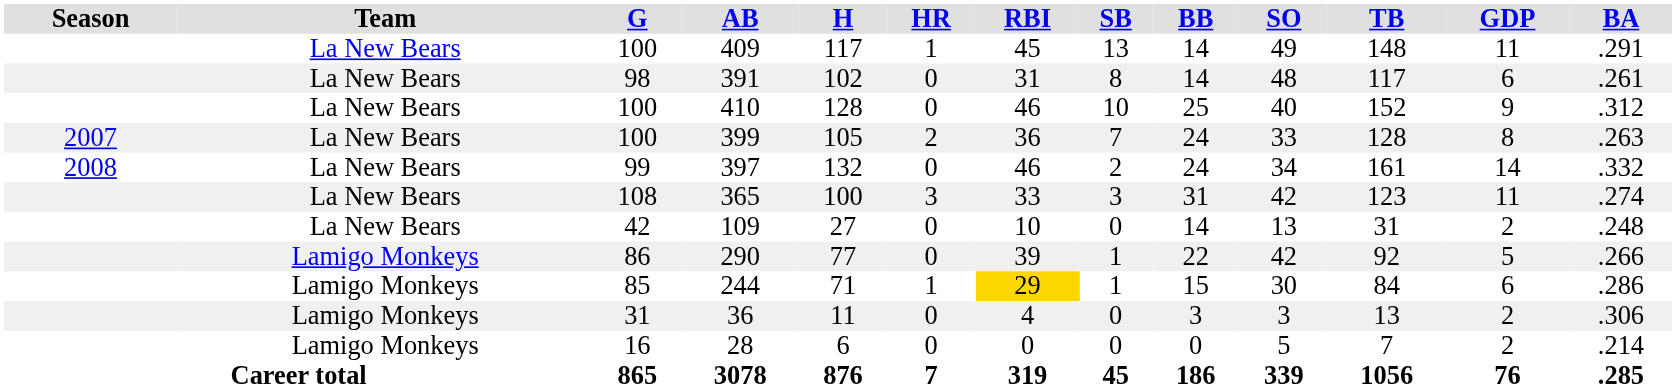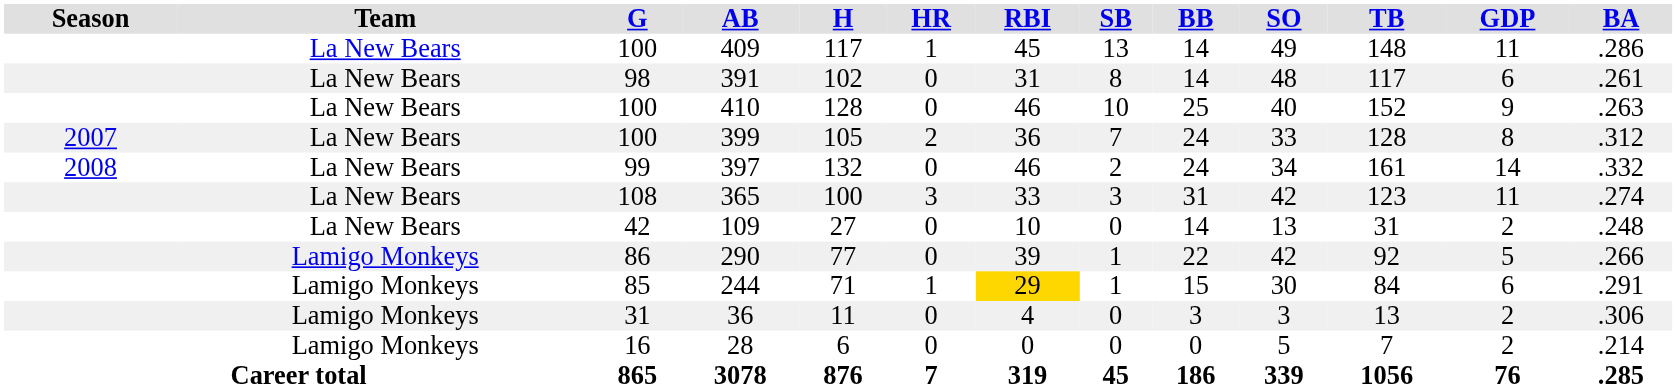(1621, 48) .291 -> (1621, 48) .286
(1621, 107) .312 -> (1621, 107) .263
(1621, 137) .263 -> (1621, 137) .312
(1621, 285) .286 -> (1621, 285) .291
